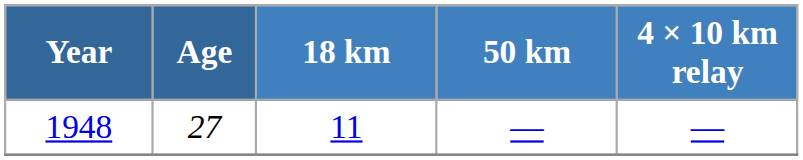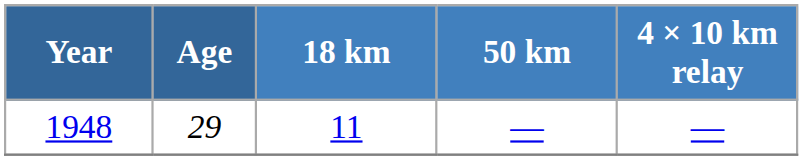(204, 126) 27 -> (204, 126) 29
